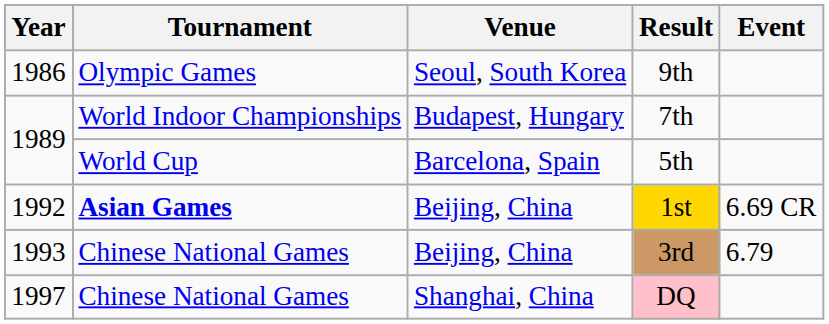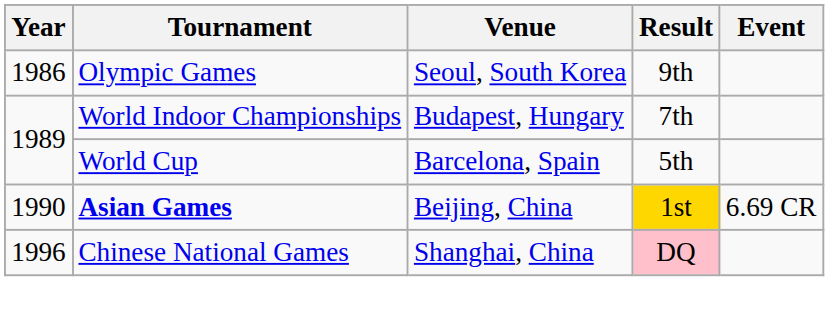(39, 206) 1992 -> (39, 206) 1990
- row: (676, 251)
(39, 296) 1997 -> (39, 251) 1996
